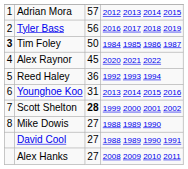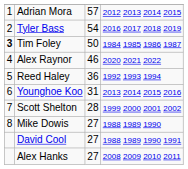(93, 28) 56 -> (93, 28) 54
(93, 60) 45 -> (93, 60) 46
(93, 108) bold -> (93, 108) normal
